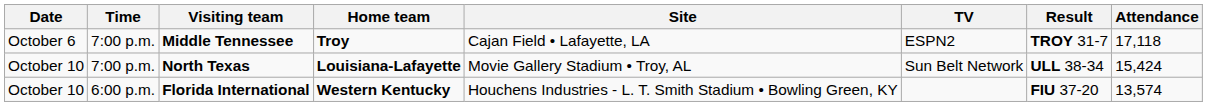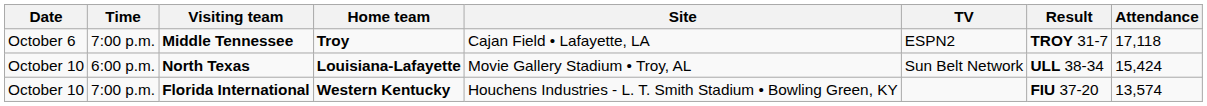(123, 65) 7:00 p.m. -> (123, 65) 6:00 p.m.
(123, 90) 6:00 p.m. -> (123, 90) 7:00 p.m.
